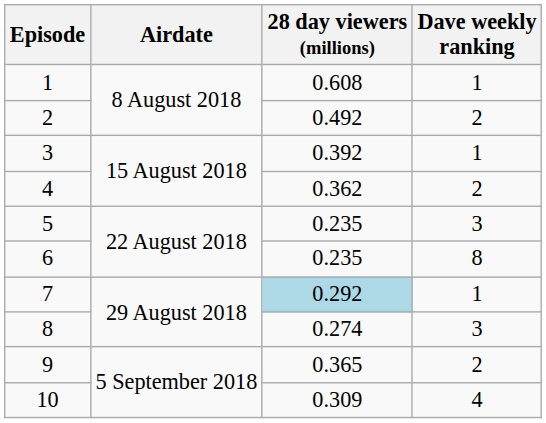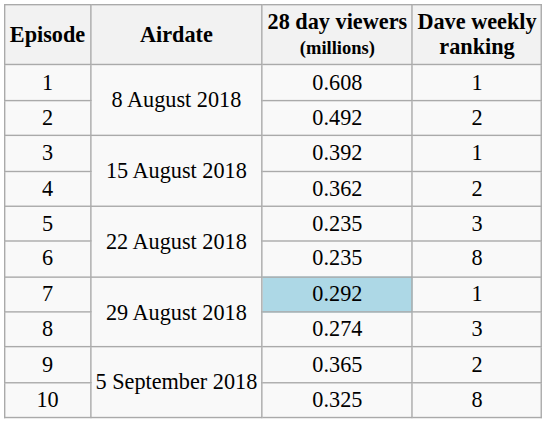(337, 399) 0.309 -> (337, 399) 0.325
(477, 399) 4 -> (477, 399) 8
